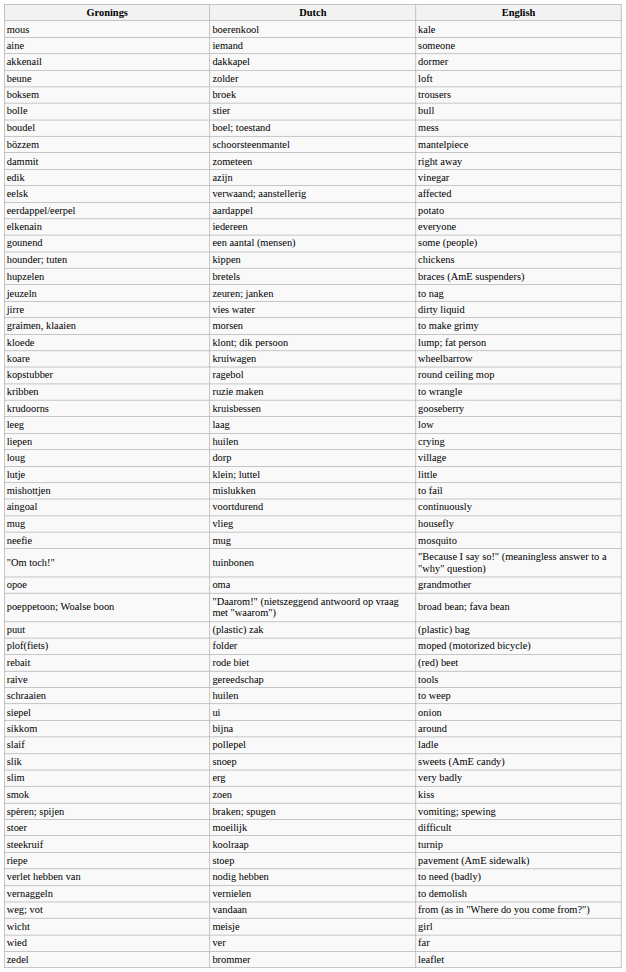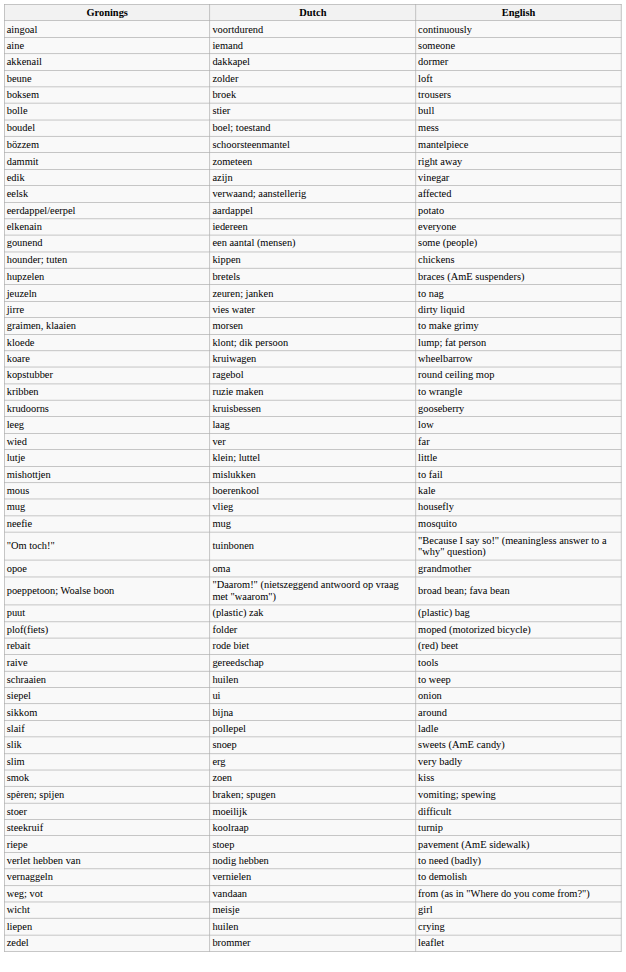rows swapped: (22, 507) <-> (18, 29)
rows swapped: (19, 441) <-> (17, 943)
- row: (16, 458)
